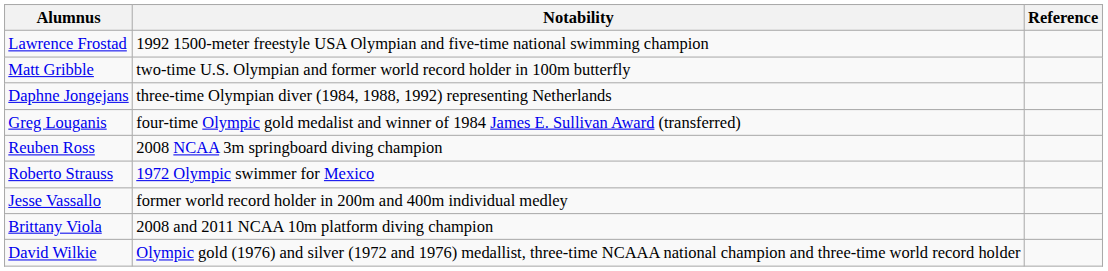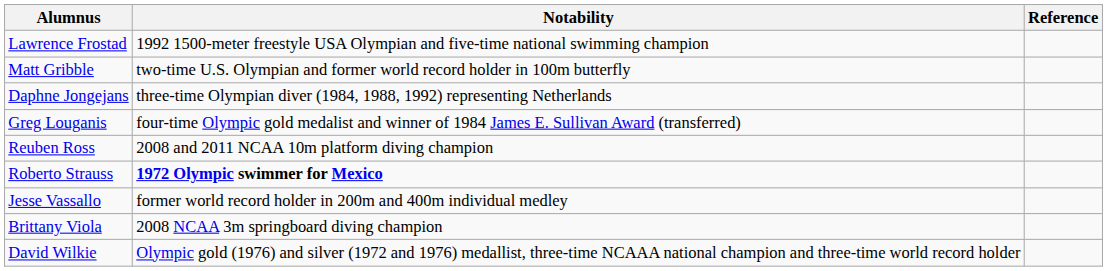(289, 148) 2008 NCAA 3m springboard diving champion -> (315, 148) 2008 and 2011 NCAA 10m platform diving champion
(255, 174) normal -> (260, 174) bold
(315, 226) 2008 and 2011 NCAA 10m platform diving champion -> (289, 226) 2008 NCAA 3m springboard diving champion
